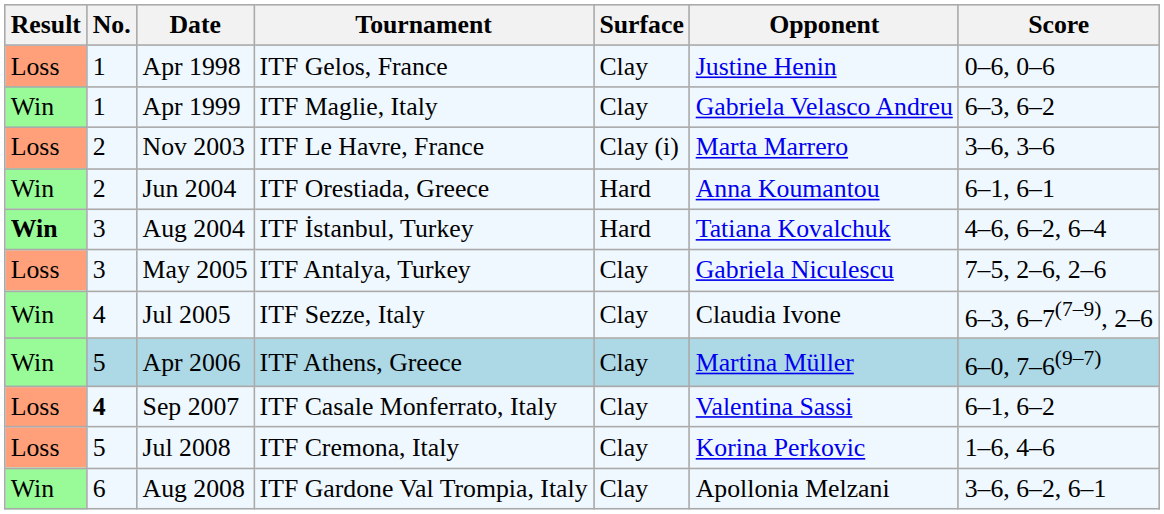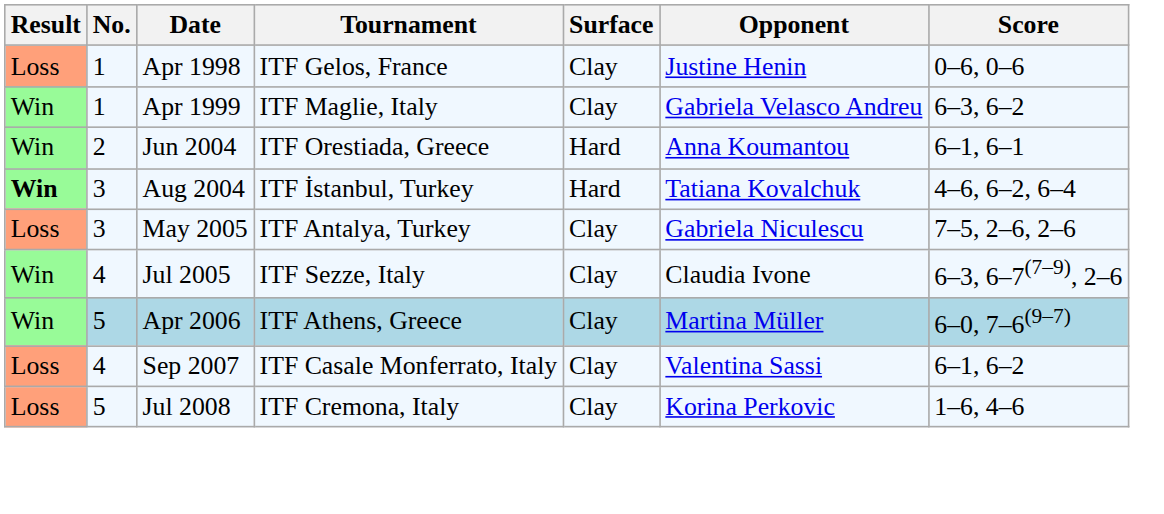- row: (194, 147)
(99, 406) bold -> (99, 365) normal
- row: (194, 488)
